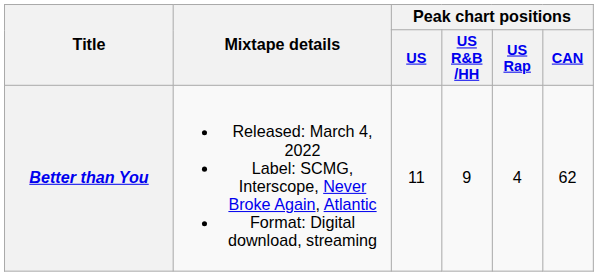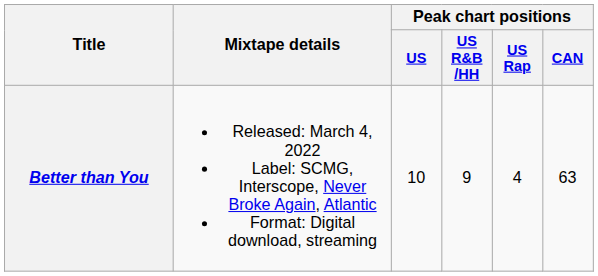(416, 178) 11 -> (416, 178) 10
(568, 178) 62 -> (568, 178) 63
